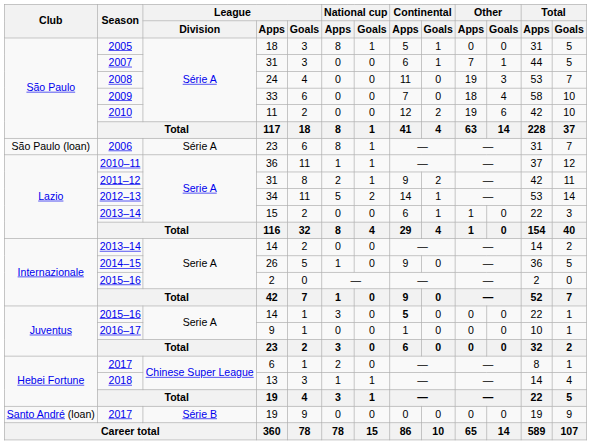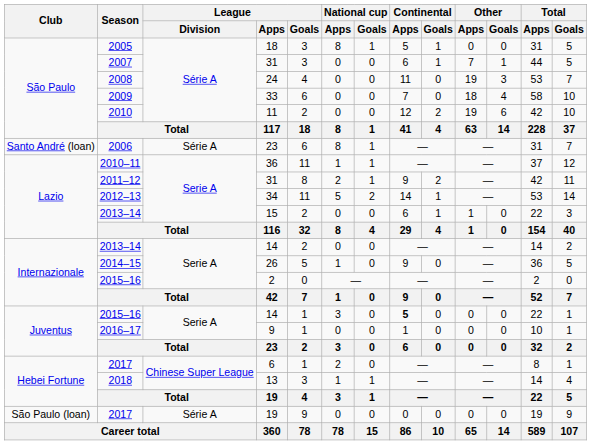(51, 146) São Paulo (loan) -> (51, 146) Santo André (loan)
(51, 414) Santo André (loan) -> (51, 414) São Paulo (loan)
(200, 414) Série B -> (200, 414) Série A
